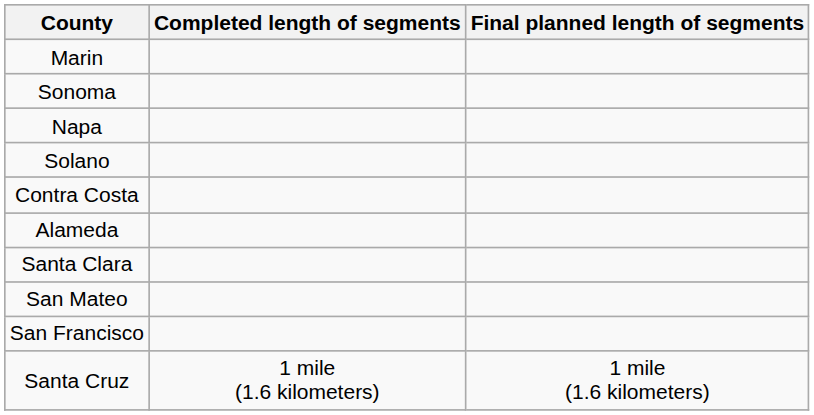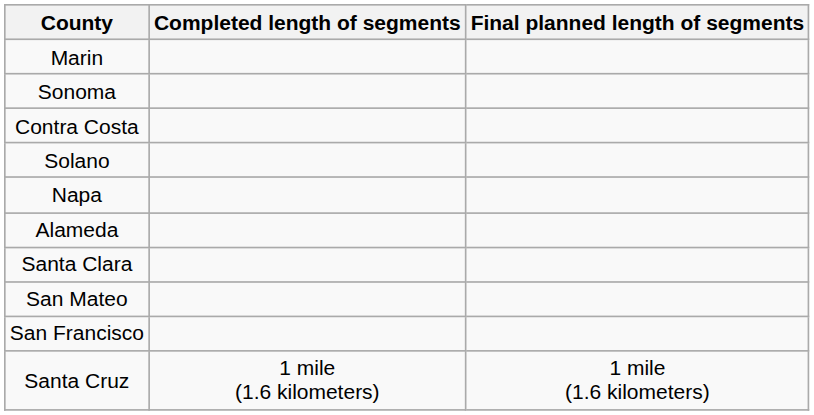rows swapped: (77, 126) <-> (77, 195)
